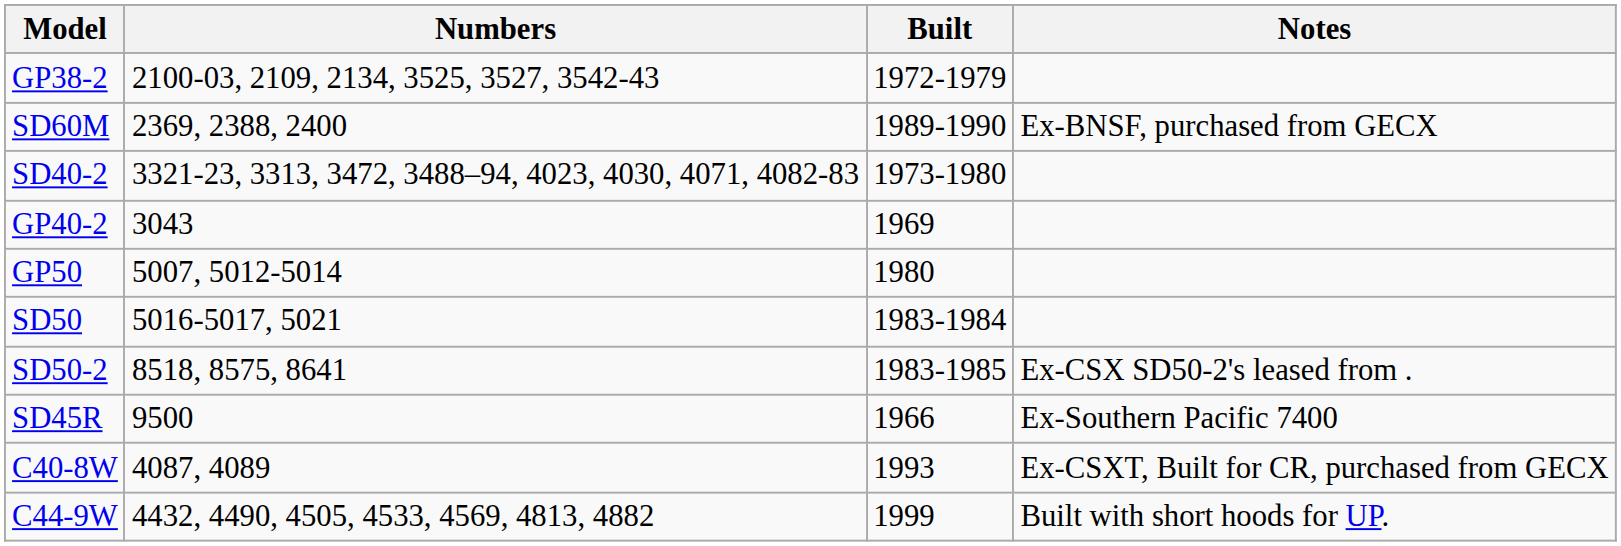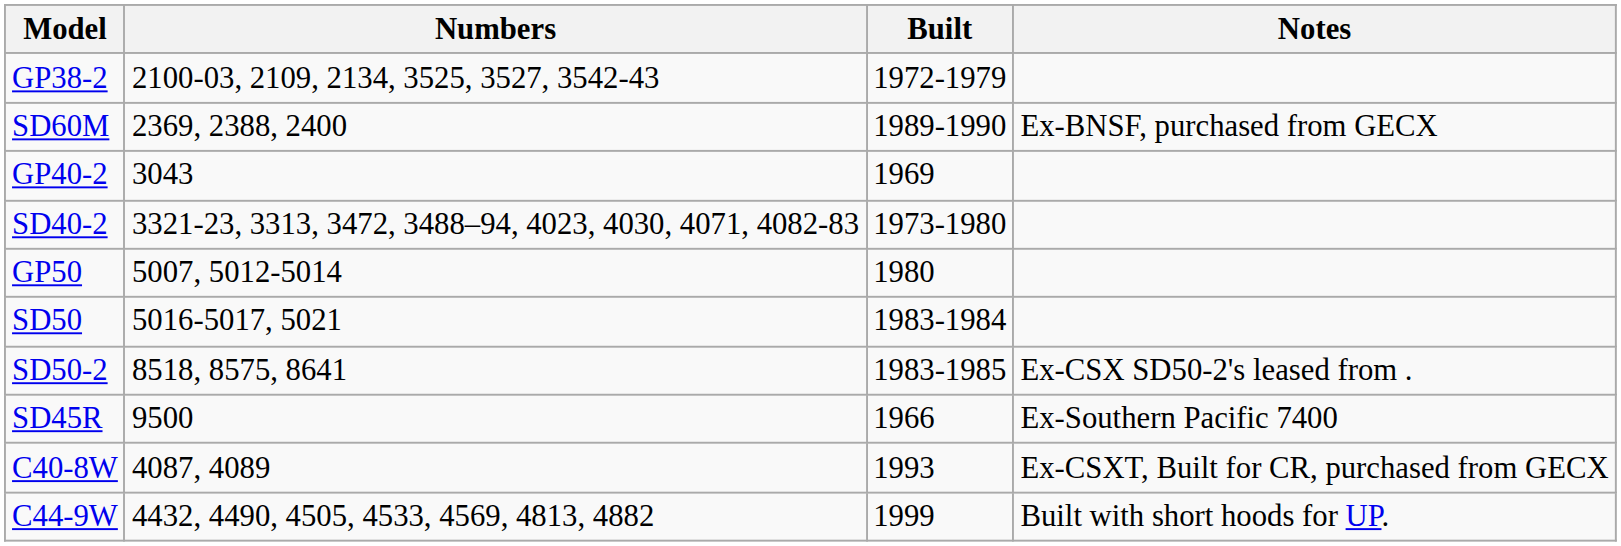rows swapped: (60, 223) <-> (60, 175)
